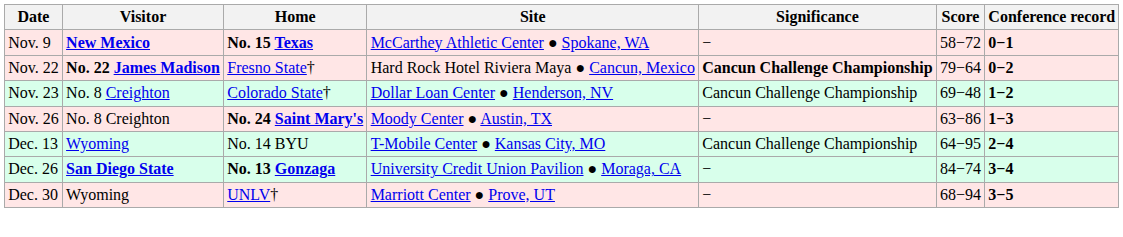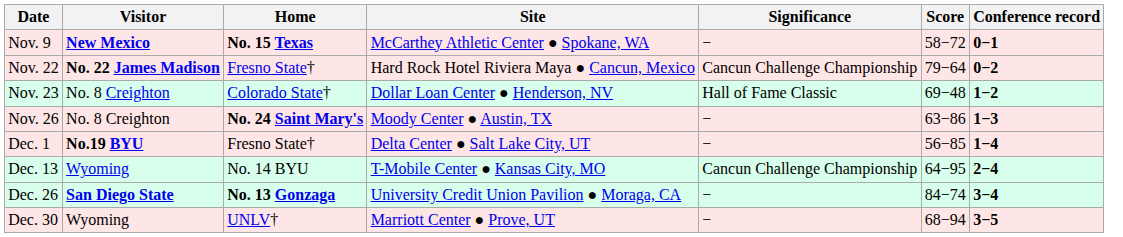(817, 67) bold -> (810, 67) normal
(810, 93) Cancun Challenge Championship -> (770, 93) Hall of Fame Classic
+ row: (29, 144)
